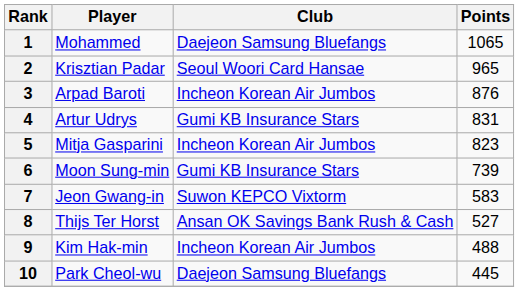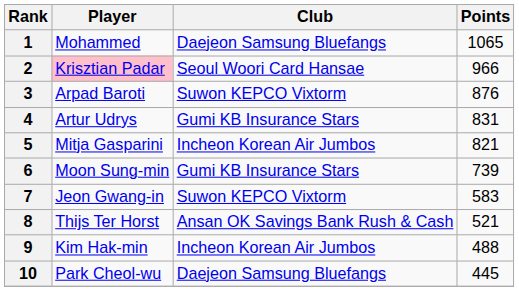(110, 68) no background -> (110, 68) pink background
(486, 68) 965 -> (486, 68) 966
(276, 94) Incheon Korean Air Jumbos -> (261, 94) Suwon KEPCO Vixtorm
(486, 145) 823 -> (486, 145) 821
(486, 222) 527 -> (486, 222) 521
